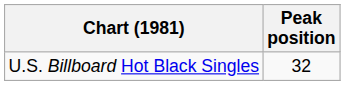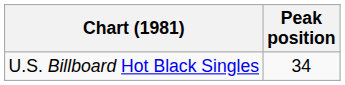(301, 66) 32 -> (301, 66) 34
